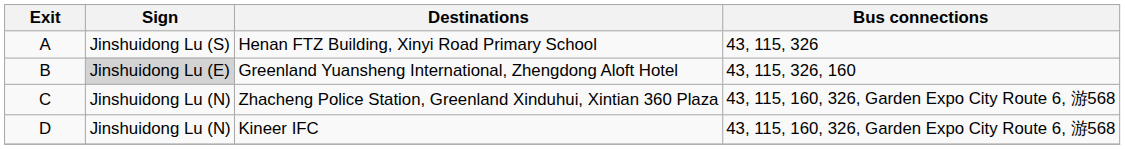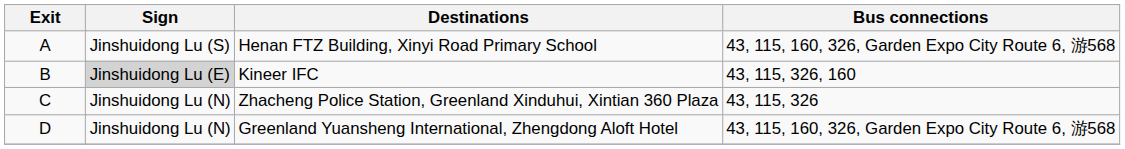(772, 44) 43, 115, 326 -> (921, 45) 43, 115, 160, 326, Garden Expo City Route 6, 游568
(458, 71) Greenland Yuansheng International, Zhengdong Aloft Hotel -> (279, 74) Kineer IFC
(921, 98) 43, 115, 160, 326, Garden Expo City Route 6, 游568 -> (772, 100) 43, 115, 326
(279, 129) Kineer IFC -> (458, 129) Greenland Yuansheng International, Zhengdong Aloft Hotel
